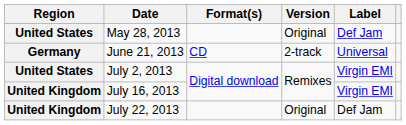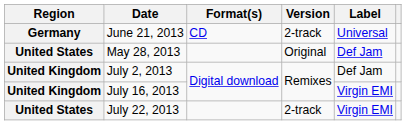rows swapped: (144, 33) <-> (145, 52)
(54, 71) United States -> (54, 71) United Kingdom
(365, 71) Virgin EMI -> (360, 71) Def Jam
(54, 110) United Kingdom -> (54, 110) United States
(305, 110) Original -> (303, 110) 2-track
(360, 110) Def Jam -> (365, 110) Virgin EMI
